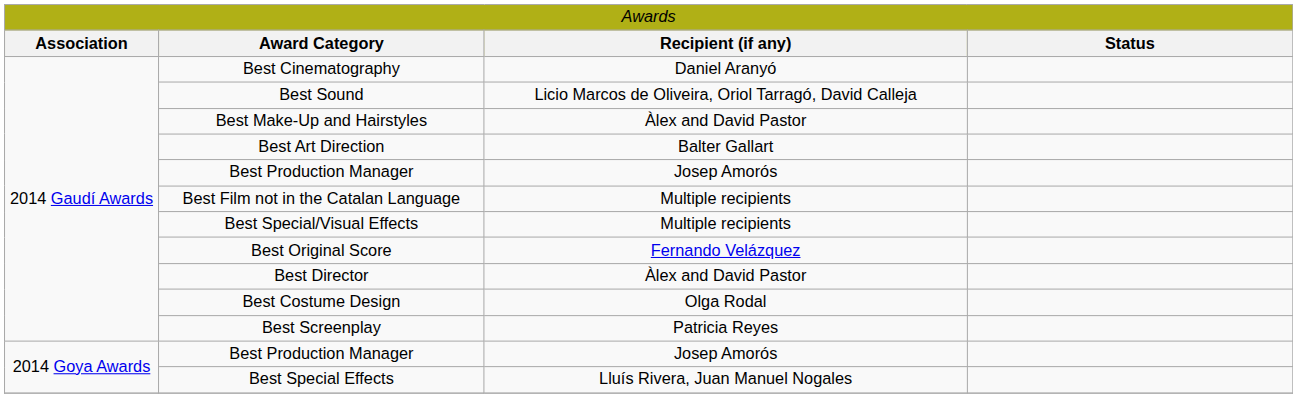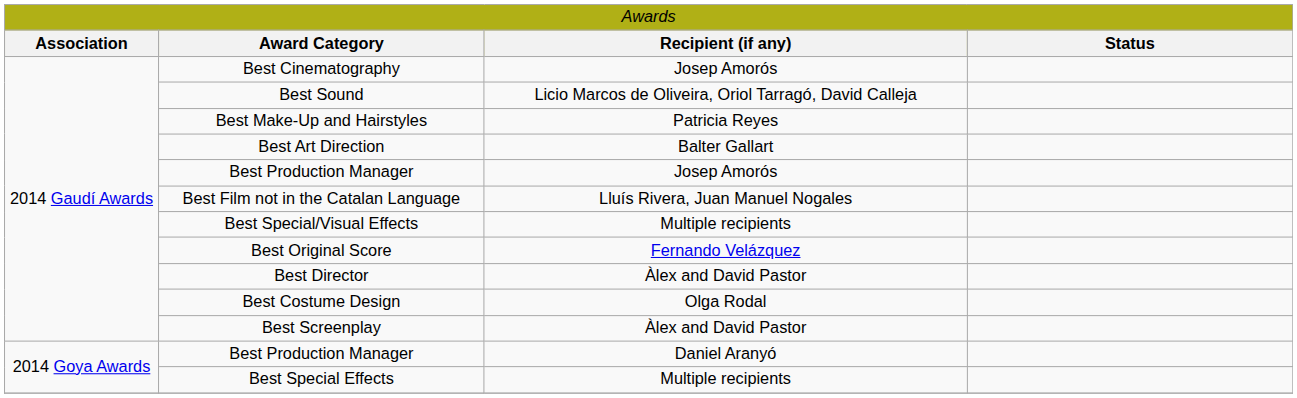(726, 69) Daniel Aranyó -> (726, 69) Josep Amorós
(726, 120) Àlex and David Pastor -> (726, 120) Patricia Reyes
(726, 198) Multiple recipients -> (726, 198) Lluís Rivera, Juan Manuel Nogales
(726, 328) Patricia Reyes -> (726, 328) Àlex and David Pastor
(726, 353) Josep Amorós -> (726, 353) Daniel Aranyó
(726, 379) Lluís Rivera, Juan Manuel Nogales -> (726, 379) Multiple recipients
